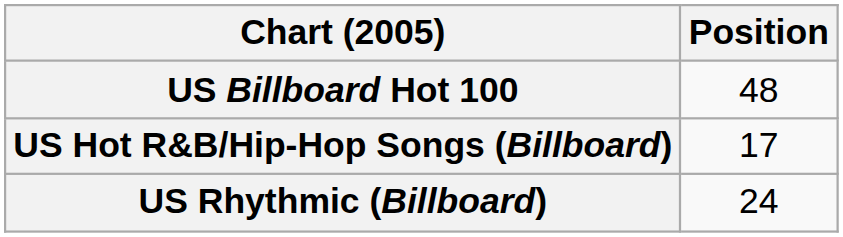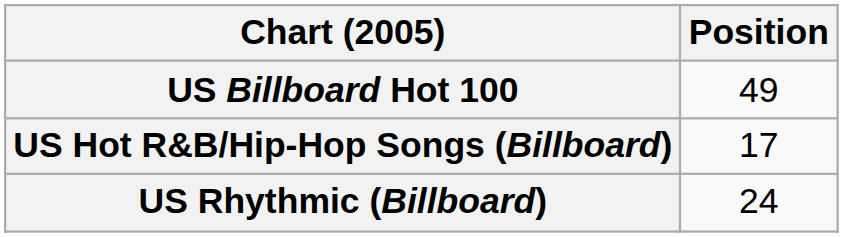(759, 88) 48 -> (759, 88) 49
